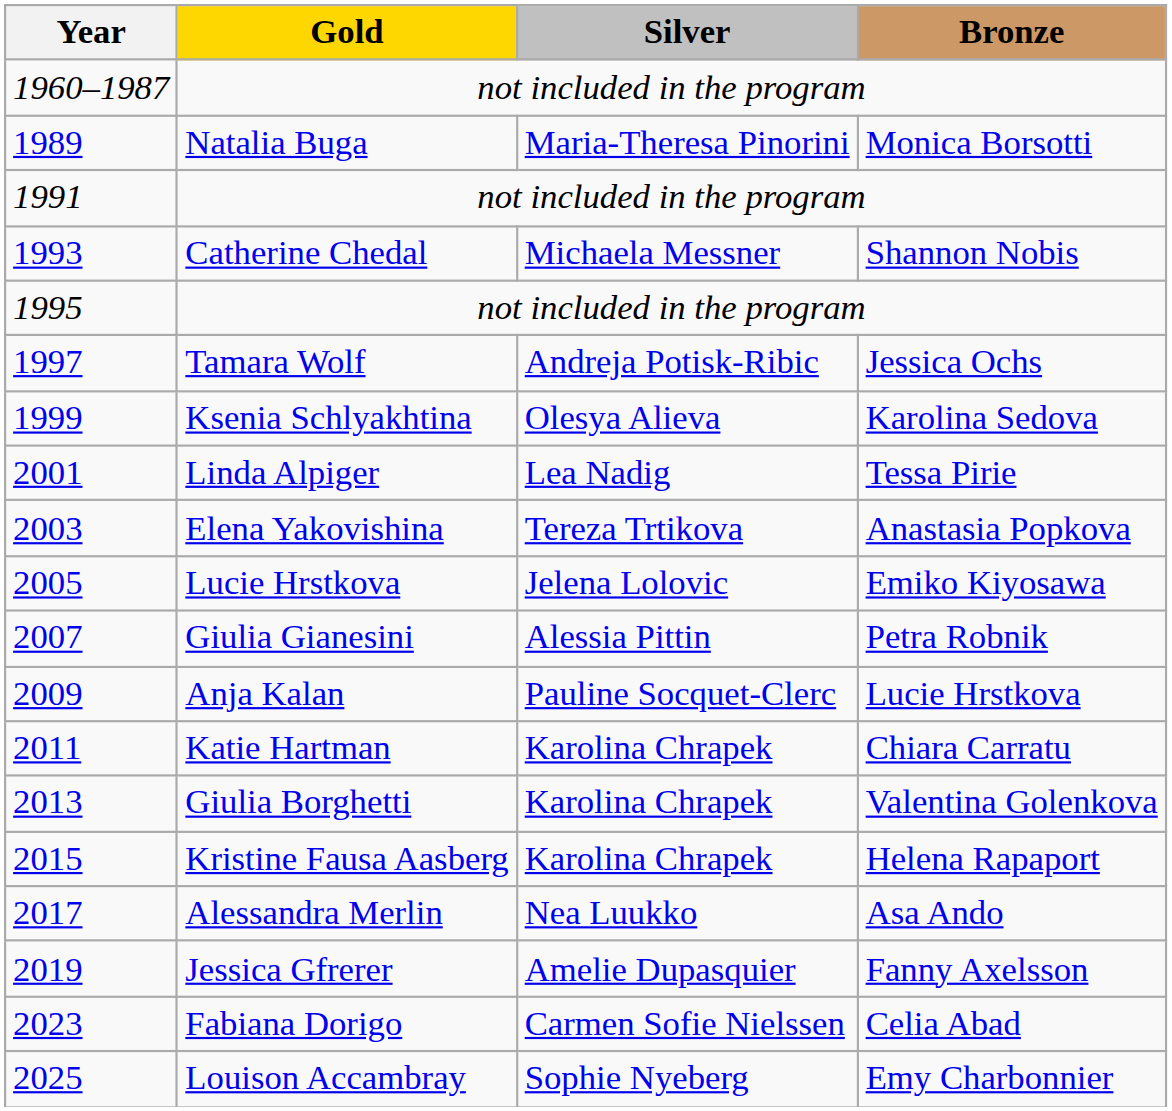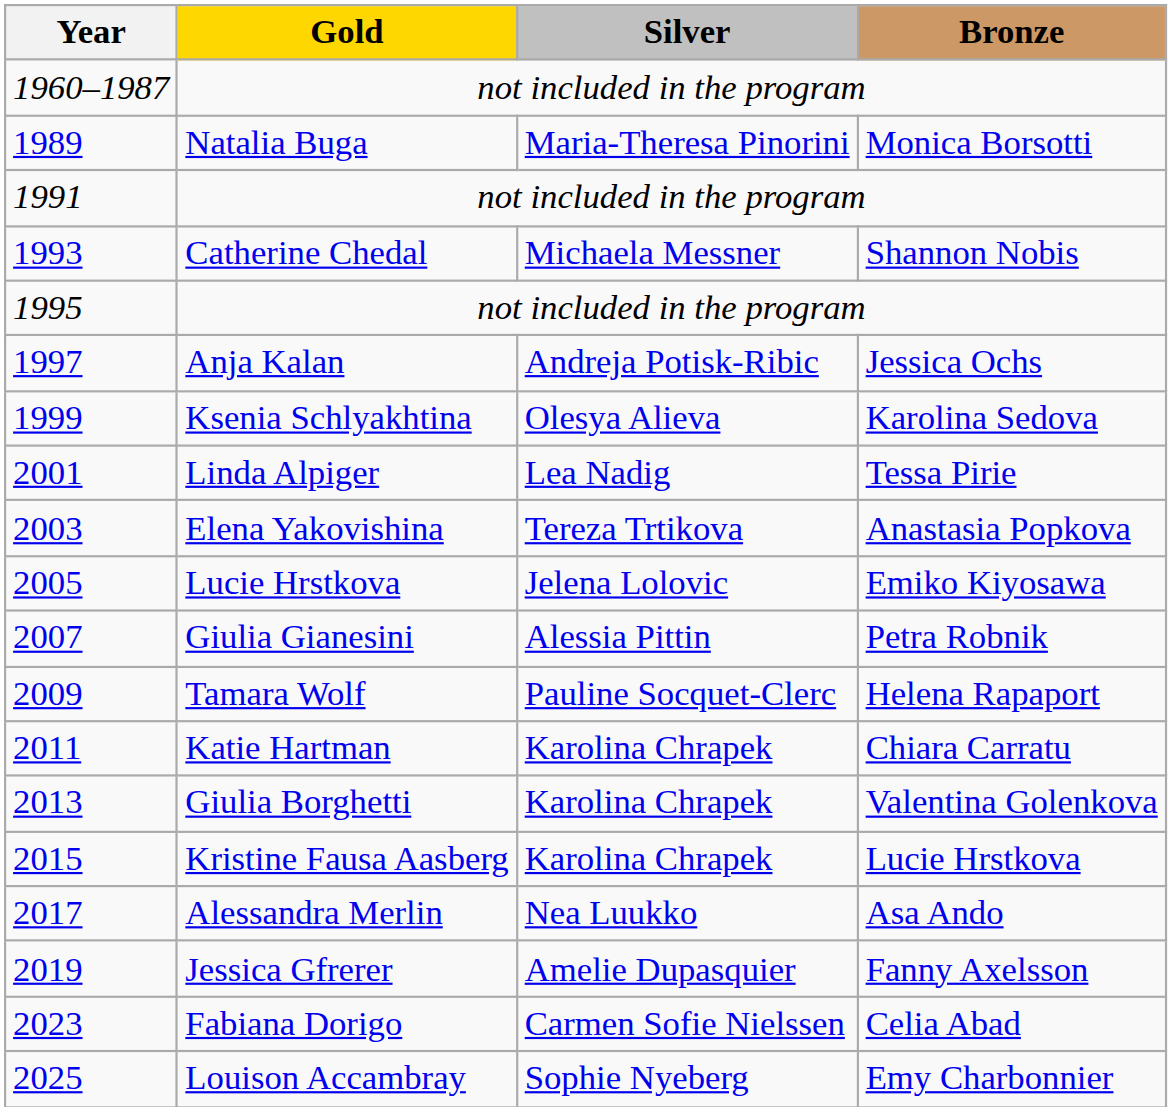(275, 362) Tamara Wolf -> (265, 362) Anja Kalan
(265, 692) Anja Kalan -> (275, 692) Tamara Wolf
(973, 692) Lucie Hrstkova -> (983, 692) Helena Rapaport
(983, 857) Helena Rapaport -> (973, 857) Lucie Hrstkova
